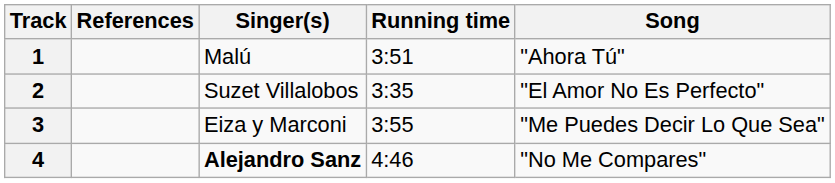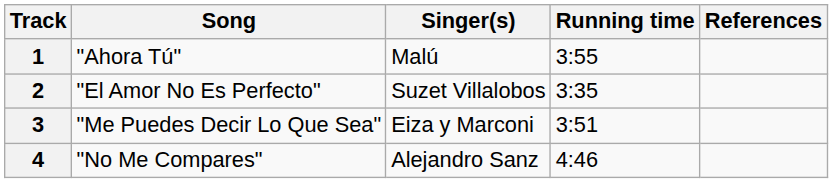columns swapped: (672, 21) <-> (135, 21)
(392, 56) 3:51 -> (577, 56) 3:55
(392, 125) 3:55 -> (577, 125) 3:51
(283, 159) bold -> (465, 159) normal
